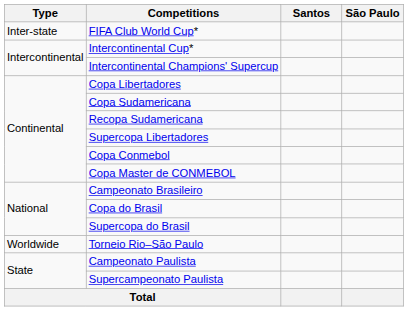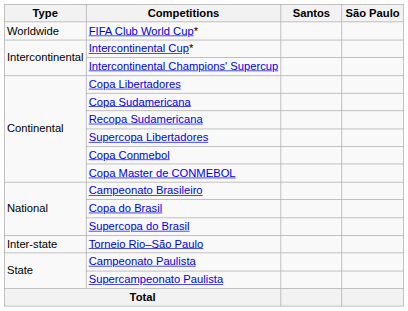(32, 31) Inter-state -> (33, 31) Worldwide
(33, 244) Worldwide -> (32, 244) Inter-state
